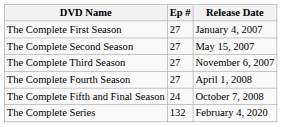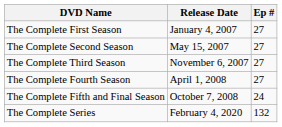columns swapped: (180, 12) <-> (235, 12)
